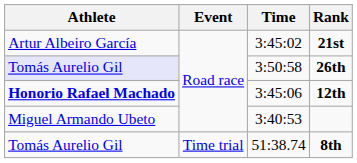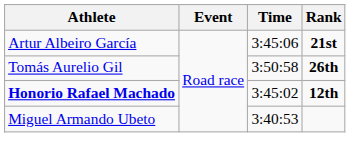(279, 43) 3:45:02 -> (275, 43) 3:45:06
(65, 68) lavender background -> (65, 68) no background
(279, 93) 3:45:06 -> (275, 93) 3:45:02
- row: (331, 144)
